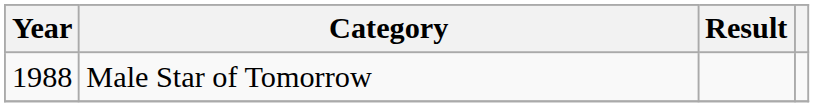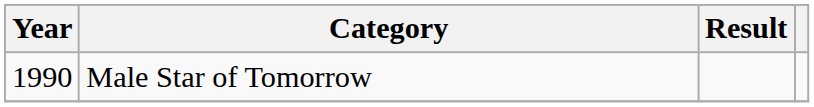(42, 76) 1988 -> (42, 76) 1990
